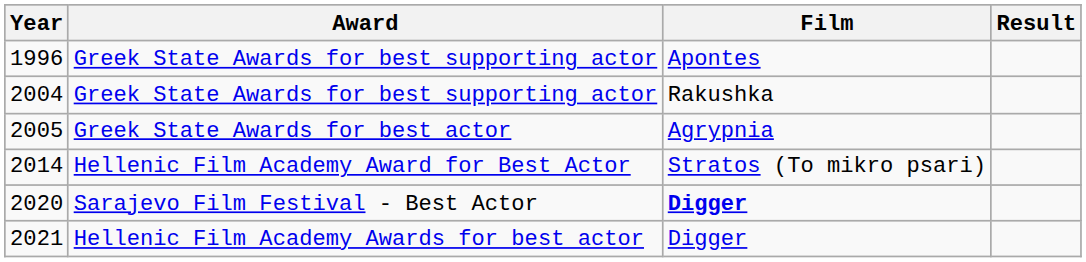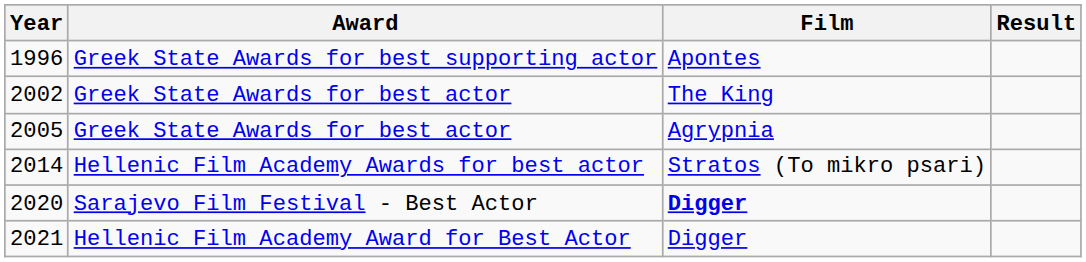+ row: (37, 95)
- row: (37, 95)
(352, 167) Hellenic Film Academy Award for Best Actor -> (359, 167) Hellenic Film Academy Awards for best actor
(359, 239) Hellenic Film Academy Awards for best actor -> (352, 239) Hellenic Film Academy Award for Best Actor
